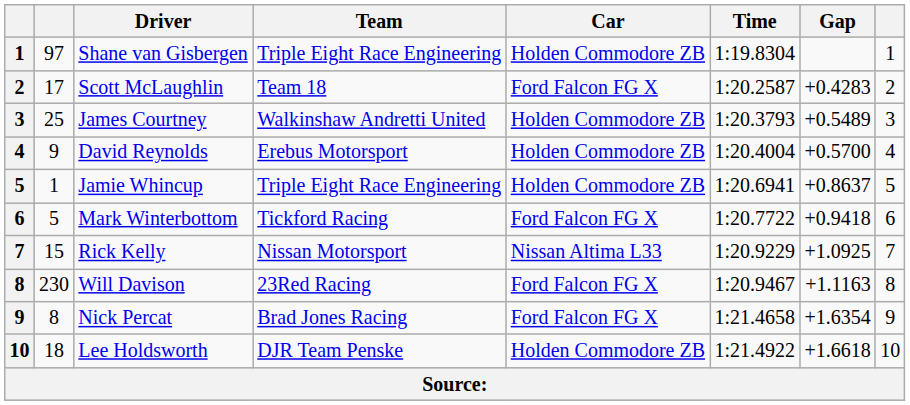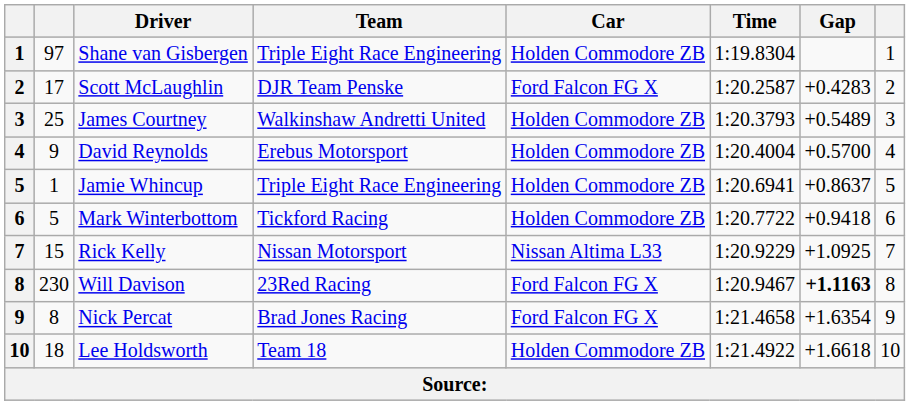(292, 86) Team 18 -> (330, 86) DJR Team Penske
(584, 218) Ford Falcon FG X -> (608, 218) Holden Commodore ZB
(838, 284) normal -> (838, 284) bold
(330, 350) DJR Team Penske -> (292, 350) Team 18
